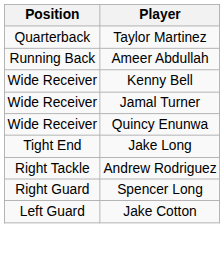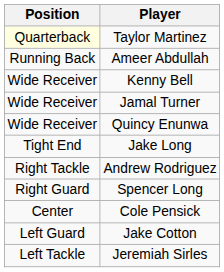(52, 37) no background -> (52, 37) lightyellow background
+ row: (160, 211)
+ row: (160, 255)
